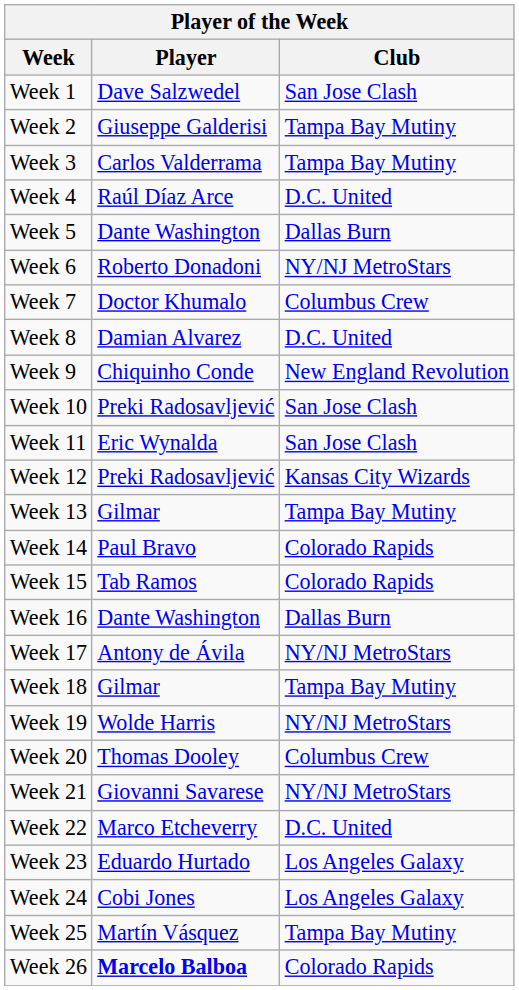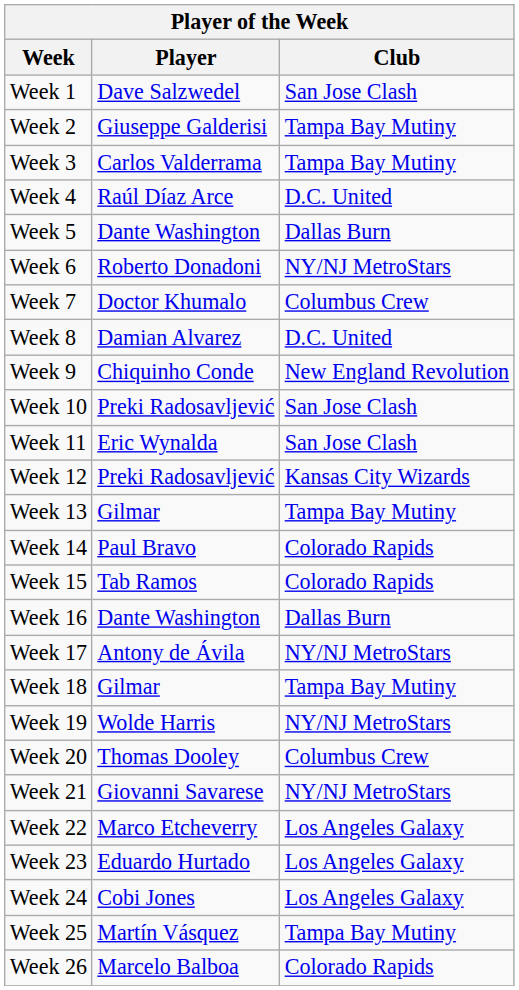(338, 827) D.C. United -> (374, 827) Los Angeles Galaxy
(172, 967) bold -> (168, 967) normal
